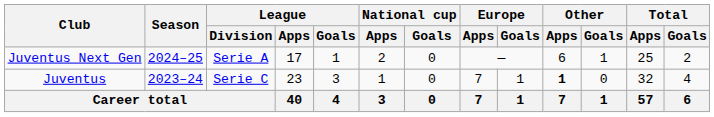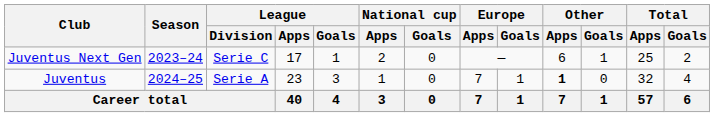(175, 58) 2024–25 -> (175, 58) 2023–24
(241, 58) Serie A -> (241, 58) Serie C
(175, 79) 2023–24 -> (175, 79) 2024–25
(241, 79) Serie C -> (241, 79) Serie A
